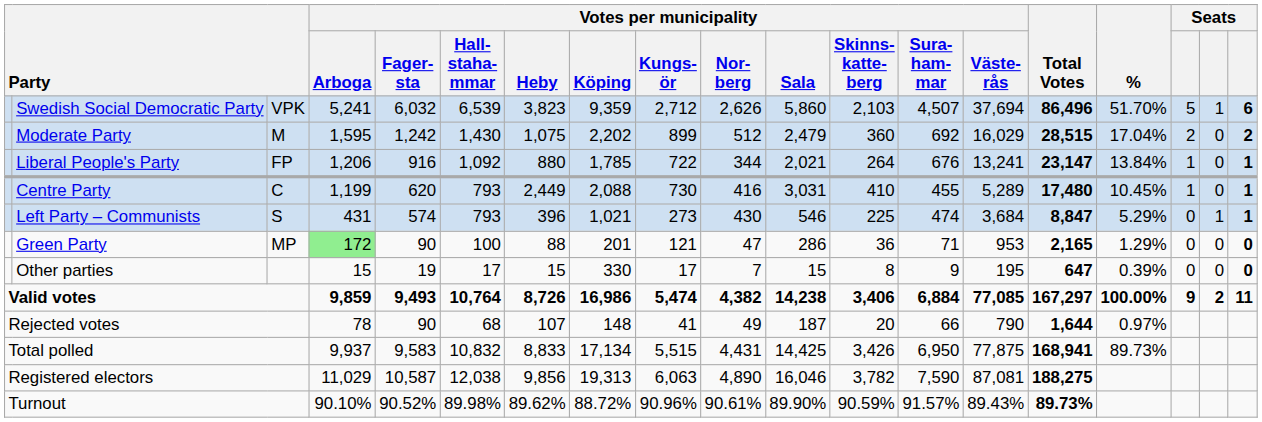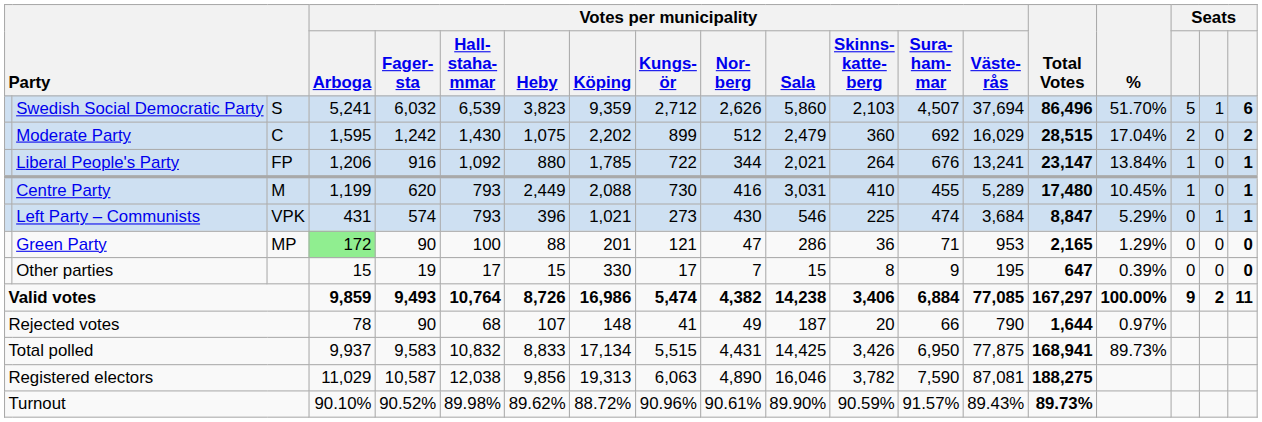(288, 108) VPK -> (277, 108) S
(278, 135) M -> (277, 135) C
(277, 190) C -> (278, 190) M
(277, 217) S -> (288, 217) VPK
